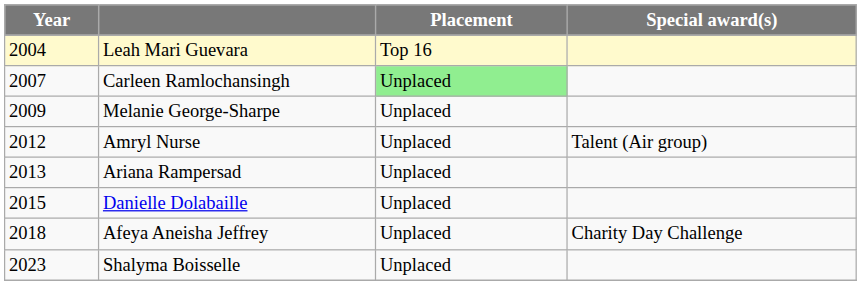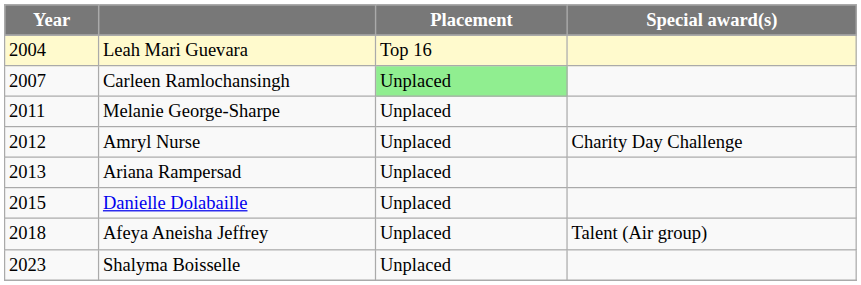(27, 111) 2009 -> (27, 111) 2011
(639, 142) Talent (Air group) -> (657, 142) Charity Day Challenge
(657, 234) Charity Day Challenge -> (639, 234) Talent (Air group)
